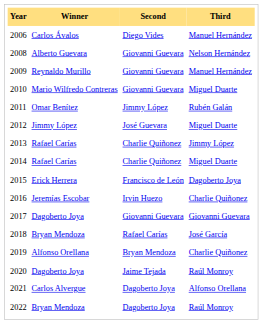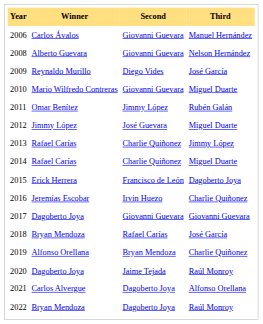(143, 35) Diego Vides -> (153, 35) Giovanni Guevara
(153, 71) Giovanni Guevara -> (143, 71) Diego Vides
(220, 71) Manuel Hernández -> (208, 71) José García
